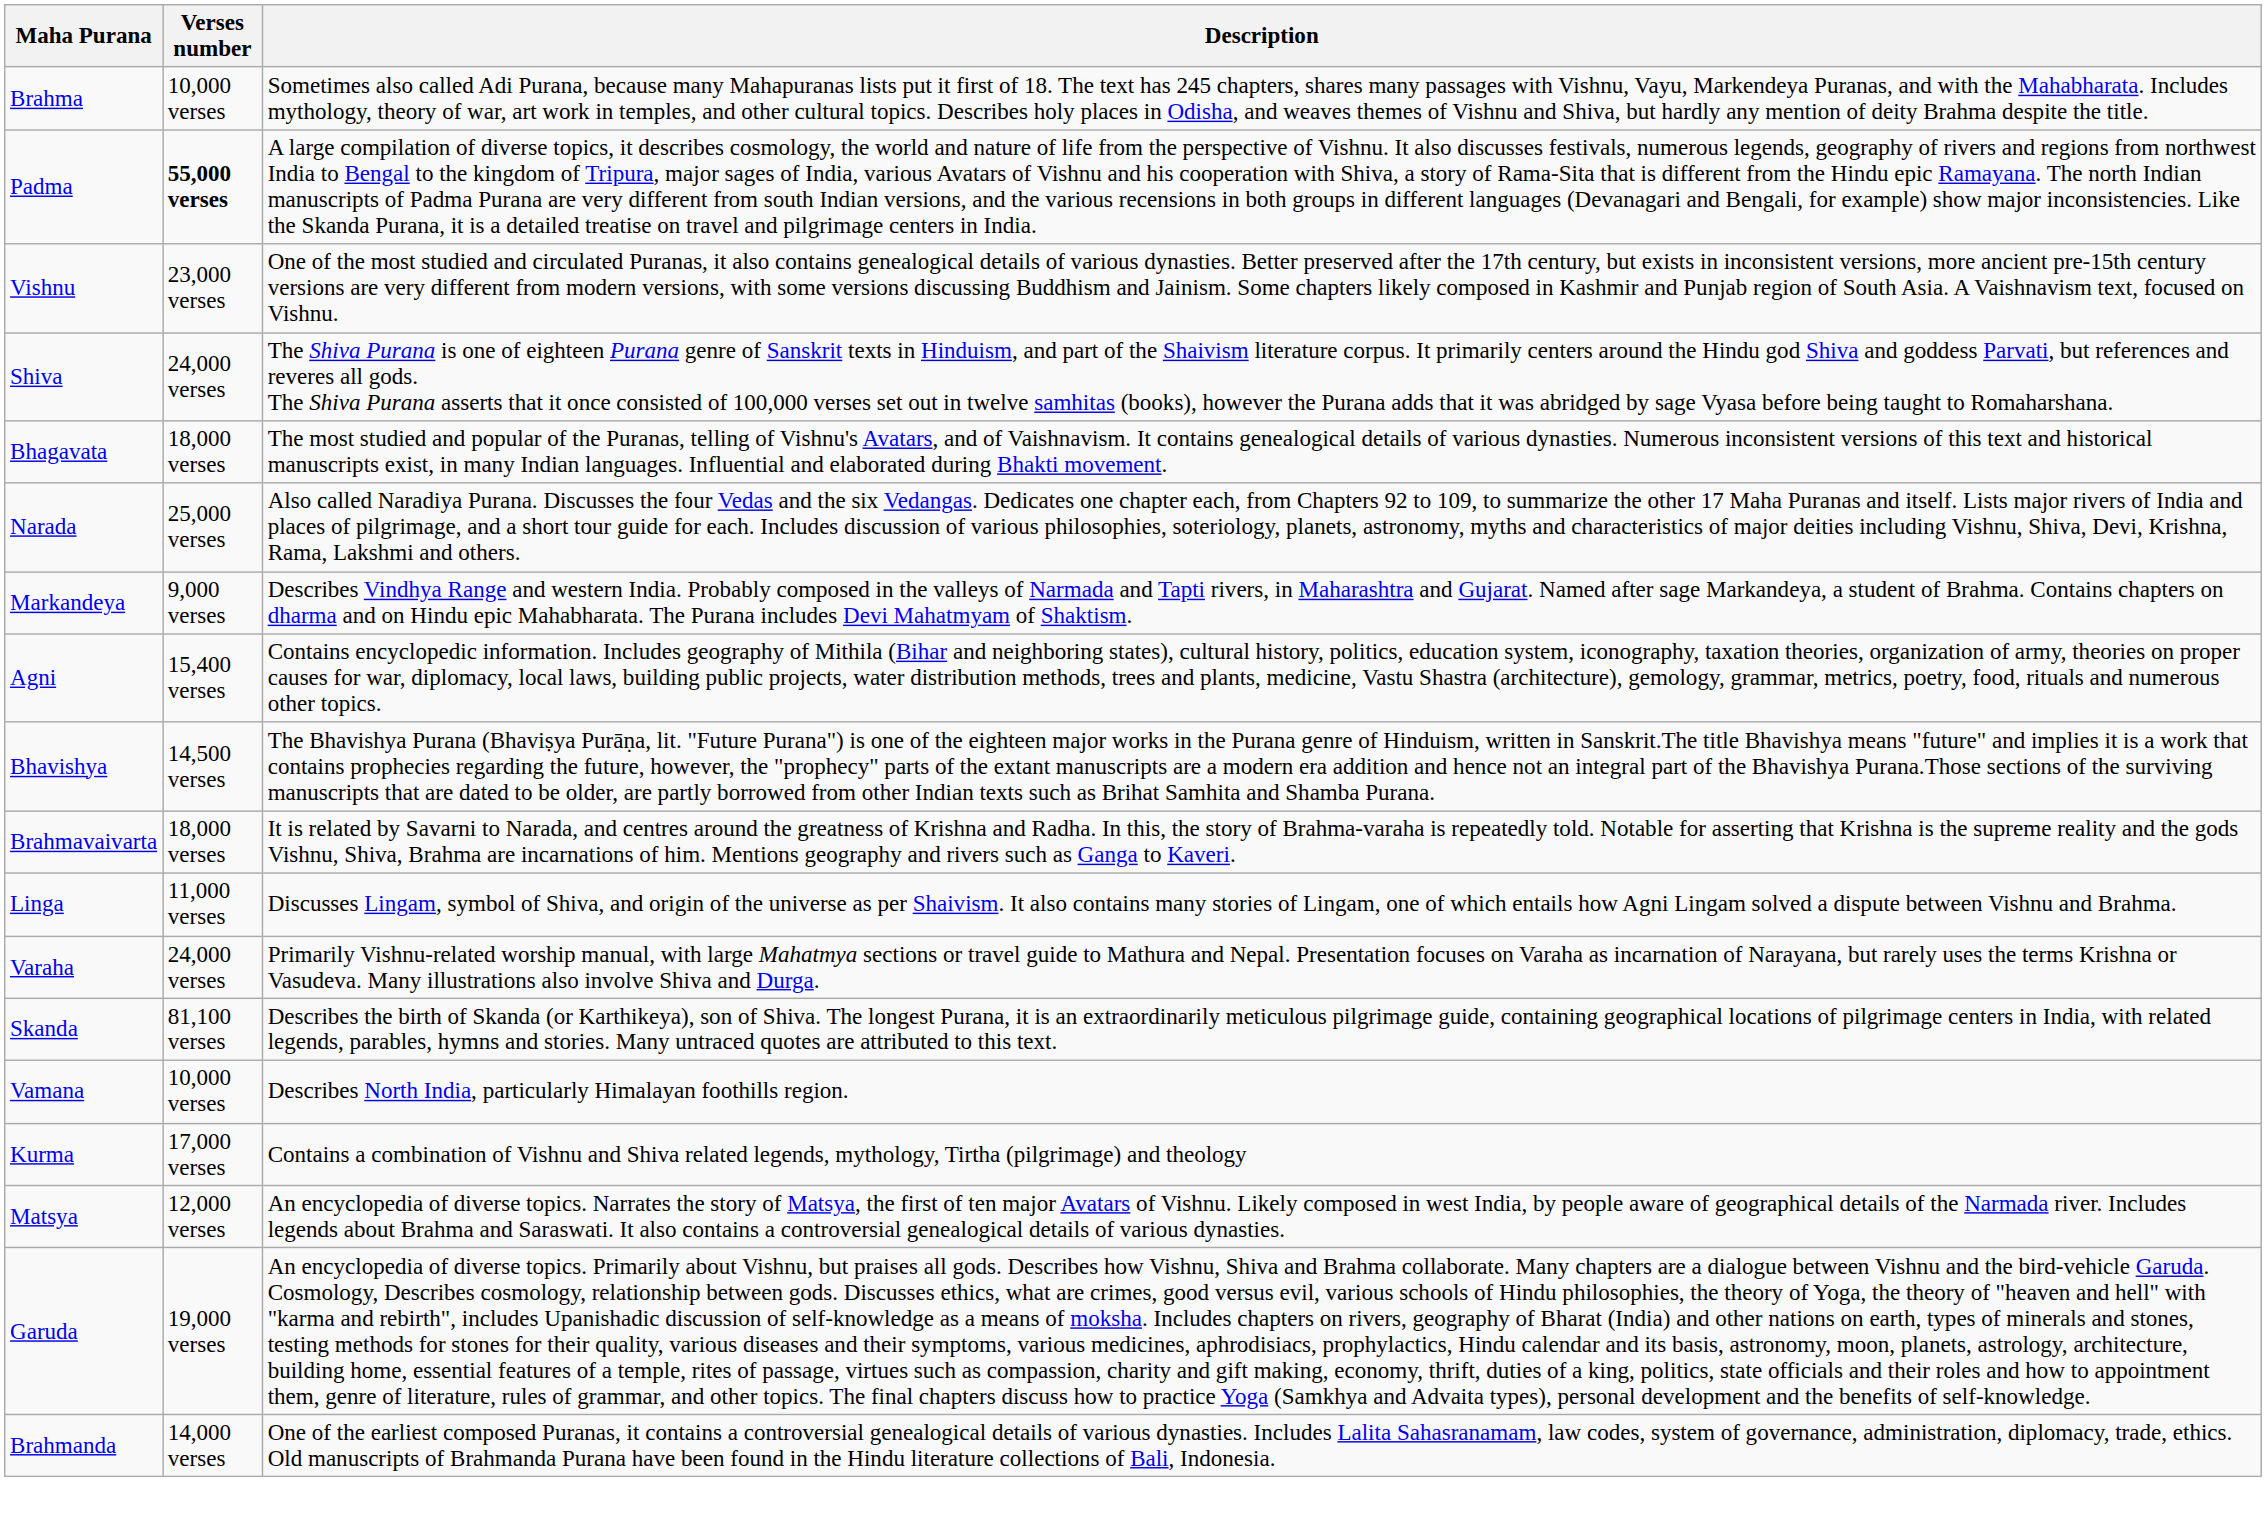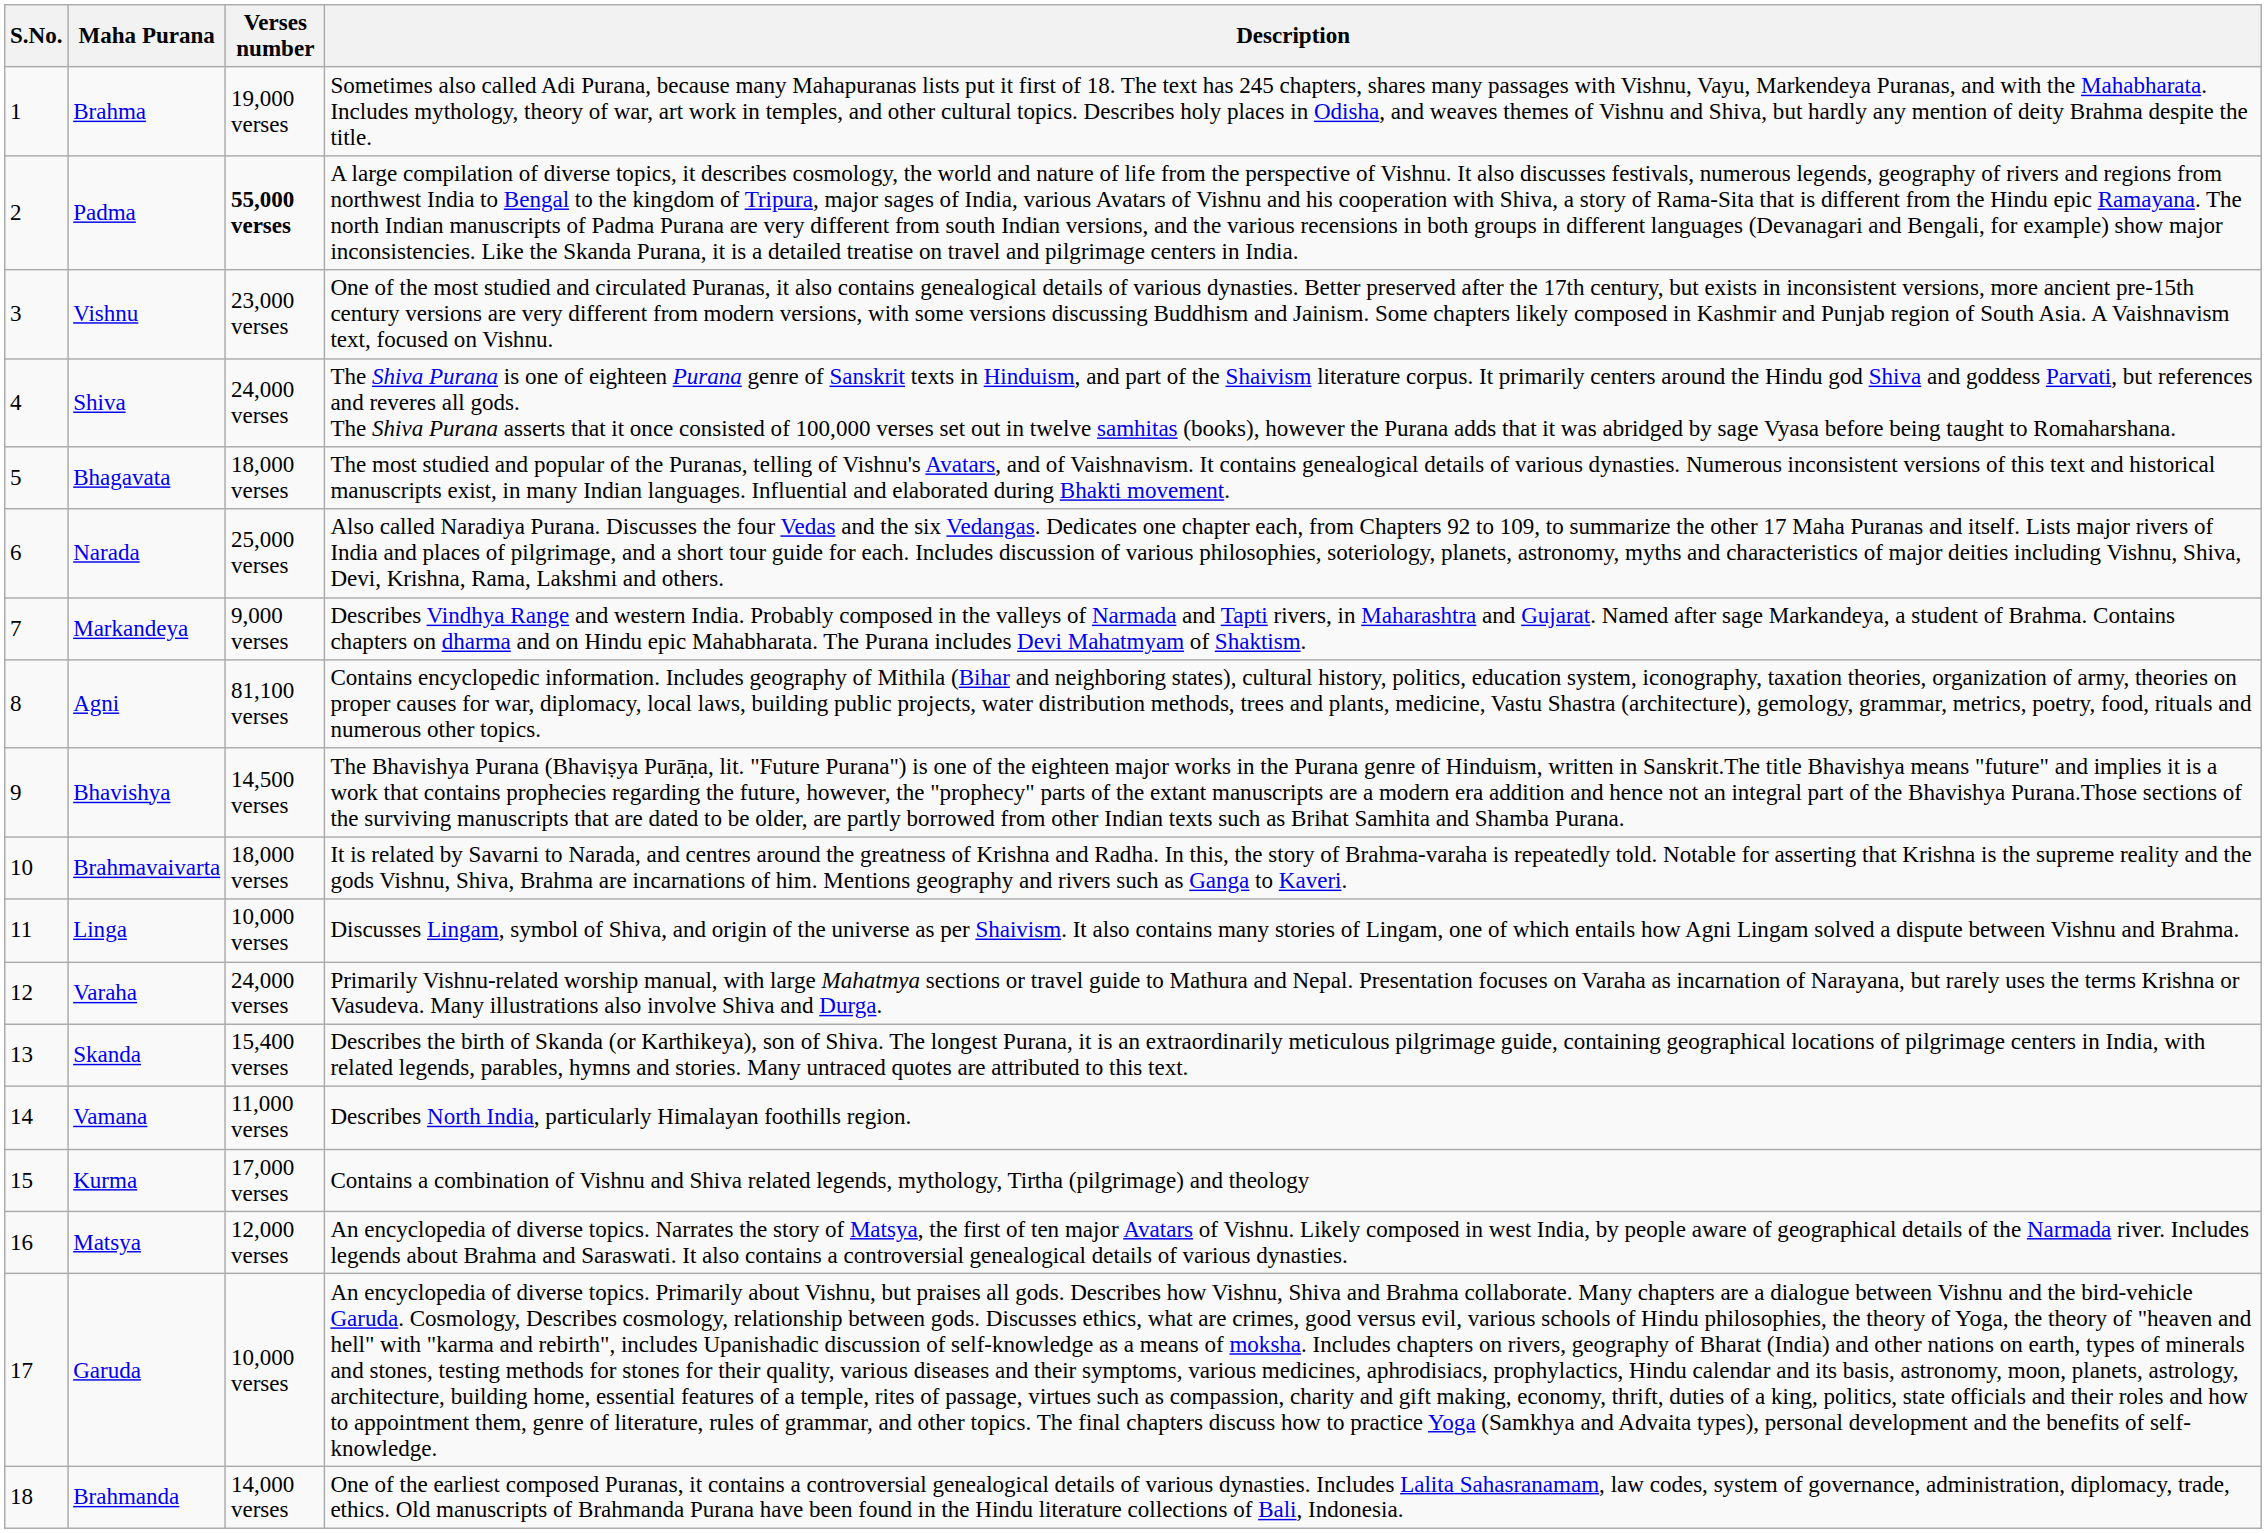+ column: (36, 35)
(199, 98) 10,000 verses -> (263, 111) 19,000 verses
(199, 677) 15,400 verses -> (263, 703) 81,100 verses
(199, 904) 11,000 verses -> (263, 930) 10,000 verses
(199, 1029) 81,100 verses -> (263, 1055) 15,400 verses
(199, 1091) 10,000 verses -> (262, 1117) 11,000 verses
(199, 1330) 19,000 verses -> (263, 1369) 10,000 verses
